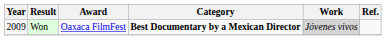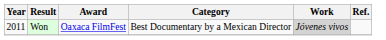(16, 27) 2009 -> (16, 27) 2011
(216, 27) bold -> (211, 27) normal
